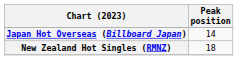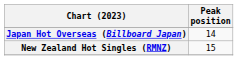(211, 48) 18 -> (211, 48) 15
